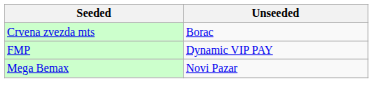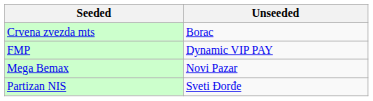+ row: (37, 86)
